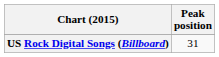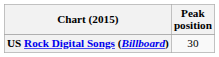(193, 43) 31 -> (193, 43) 30
